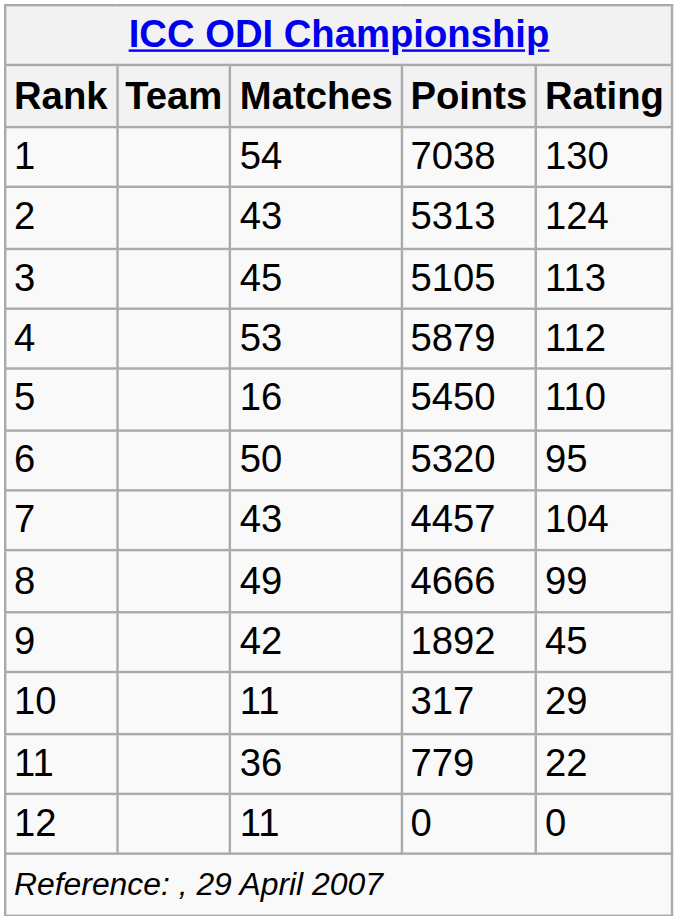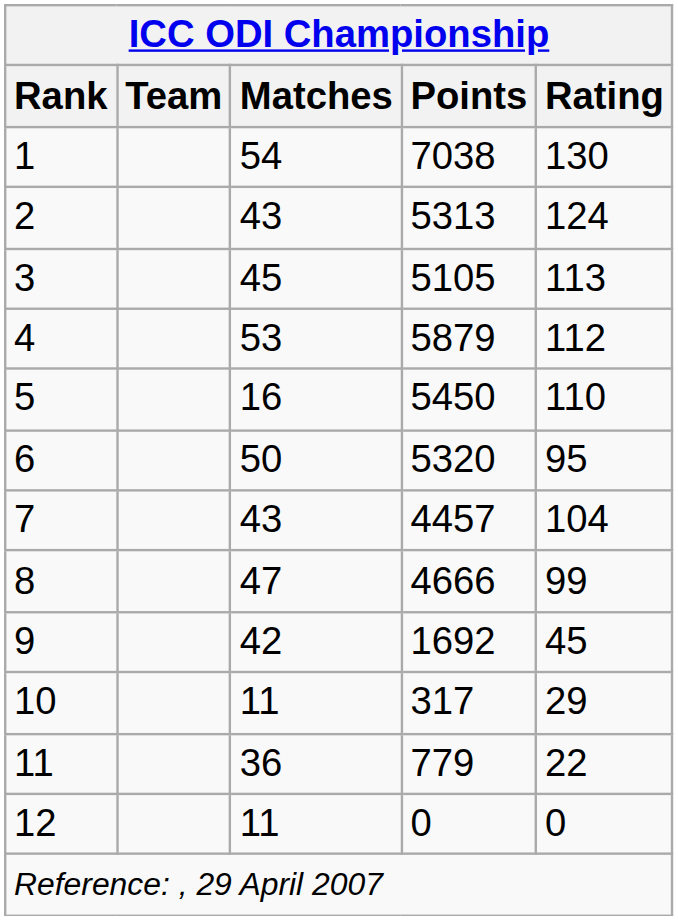(261, 580) 49 -> (261, 580) 47
(453, 641) 1892 -> (453, 641) 1692
